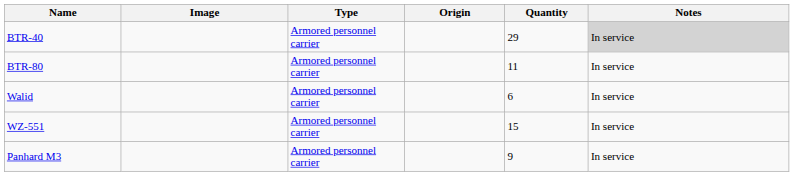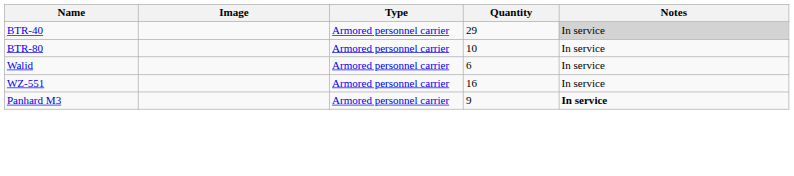- column: (455, 13)
(513, 66) 11 -> (471, 48) 10
(513, 126) 15 -> (471, 83) 16
(612, 156) normal -> (584, 100) bold
